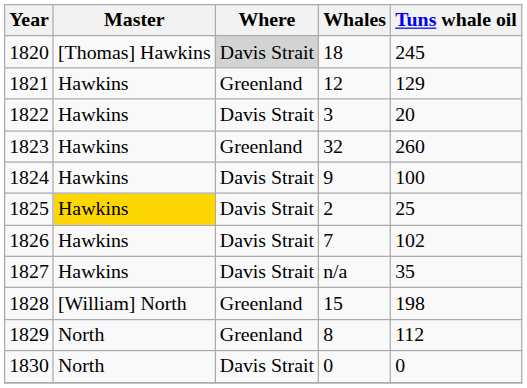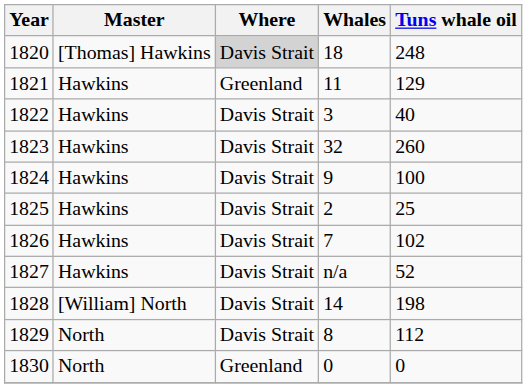(410, 51) 245 -> (410, 51) 248
(333, 83) 12 -> (333, 83) 11
(405, 114) 20 -> (405, 114) 40
(261, 146) Greenland -> (267, 146) Davis Strait
(93, 209) gold background -> (93, 209) no background
(405, 271) 35 -> (405, 271) 52
(261, 303) Greenland -> (267, 303) Davis Strait
(333, 303) 15 -> (333, 303) 14
(261, 334) Greenland -> (267, 334) Davis Strait
(267, 366) Davis Strait -> (261, 366) Greenland
